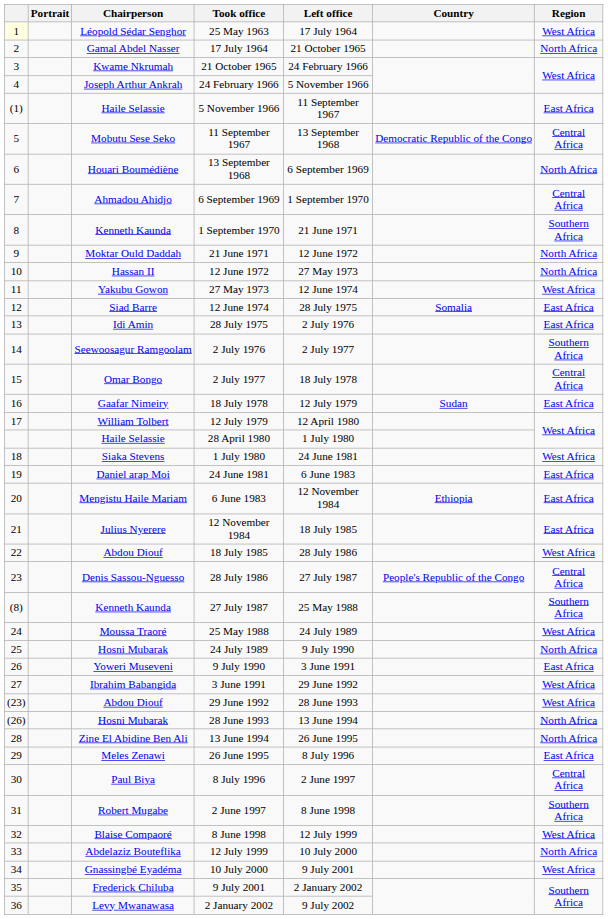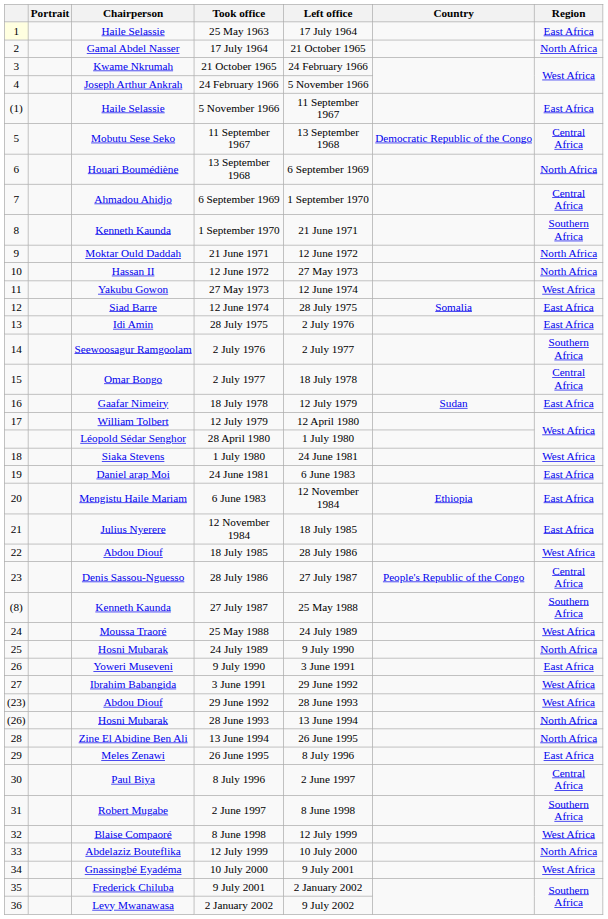(133, 31) Léopold Sédar Senghor -> (133, 31) Haile Selassie
(569, 31) West Africa -> (569, 31) East Africa
(133, 439) Haile Selassie -> (133, 439) Léopold Sédar Senghor
